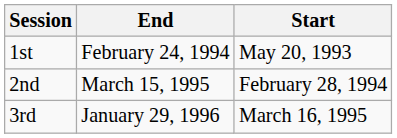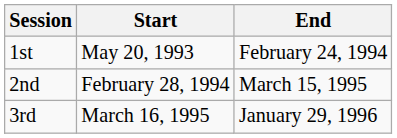columns swapped: (313, 20) <-> (155, 20)
